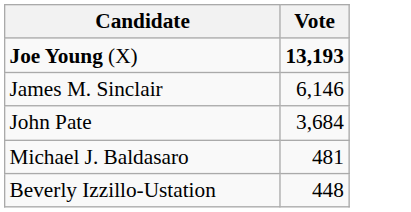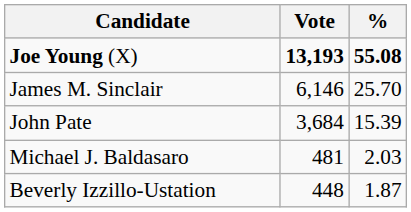+ column: (378, 21)
